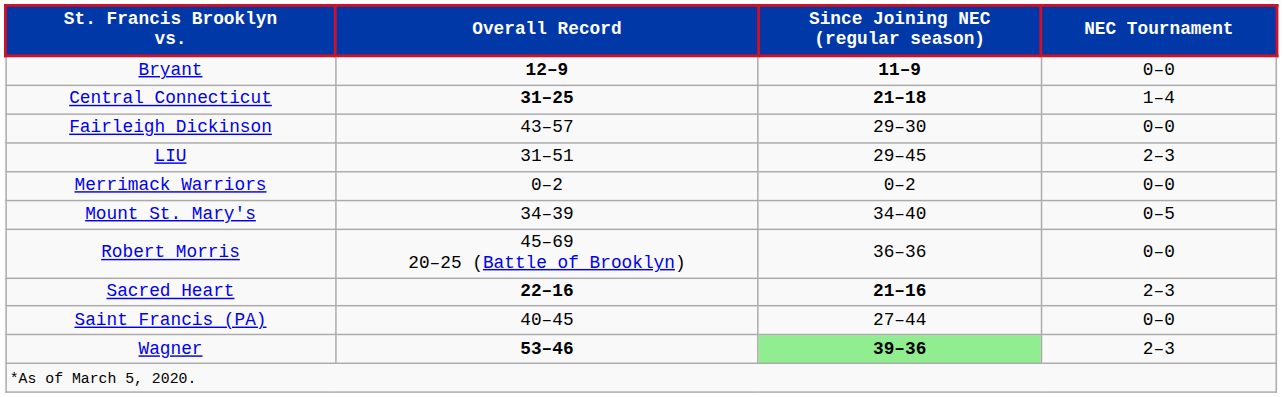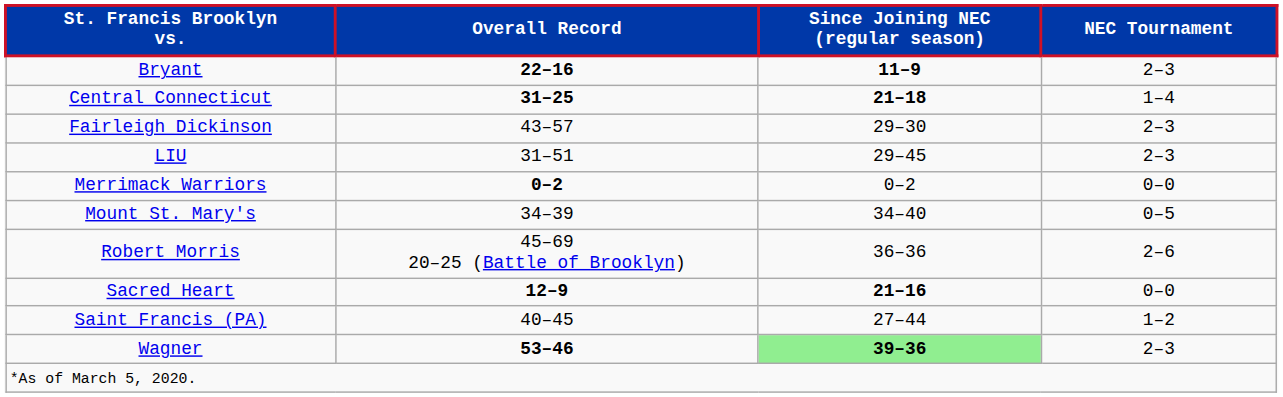(547, 71) 12–9 -> (547, 71) 22–16
(1159, 71) 0–0 -> (1159, 71) 2–3
(1159, 129) 0–0 -> (1159, 129) 2–3
(547, 186) normal -> (547, 186) bold
(1159, 254) 0–0 -> (1159, 254) 2–6
(547, 292) 22–16 -> (547, 292) 12–9
(1159, 292) 2–3 -> (1159, 292) 0–0
(1159, 321) 0–0 -> (1159, 321) 1–2
